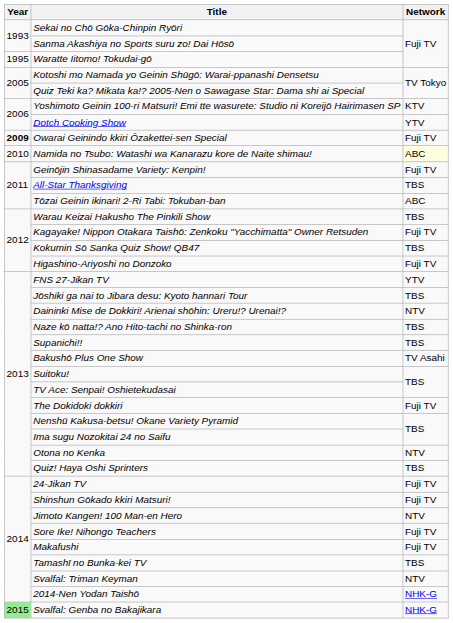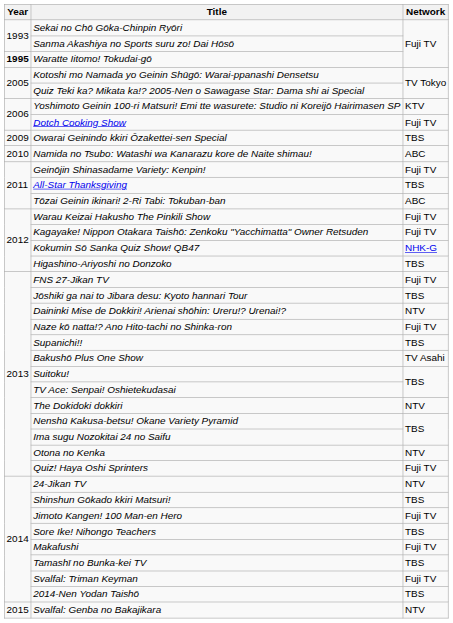(18, 59) normal -> (18, 59) bold
(415, 122) YTV -> (421, 122) Fuji TV
(18, 138) bold -> (18, 138) normal
(421, 138) Fuji TV -> (415, 138) TBS
(415, 153) lightyellow background -> (415, 153) no background
(415, 216) TBS -> (421, 216) Fuji TV
(415, 248) TBS -> (421, 248) NHK-G
(421, 264) Fuji TV -> (415, 264) TBS
(415, 279) YTV -> (421, 279) Fuji TV
(415, 327) TBS -> (421, 327) Fuji TV
(421, 405) Fuji TV -> (415, 405) NTV
(415, 468) TBS -> (421, 468) Fuji TV
(421, 484) Fuji TV -> (415, 484) NTV
(421, 500) Fuji TV -> (415, 500) TBS
(415, 515) NTV -> (421, 515) Fuji TV
(421, 531) Fuji TV -> (415, 531) TBS
(415, 578) NTV -> (421, 578) Fuji TV
(421, 594) NHK-G -> (415, 594) TBS
(18, 610) lightgreen background -> (18, 610) no background
(421, 610) NHK-G -> (415, 610) NTV
